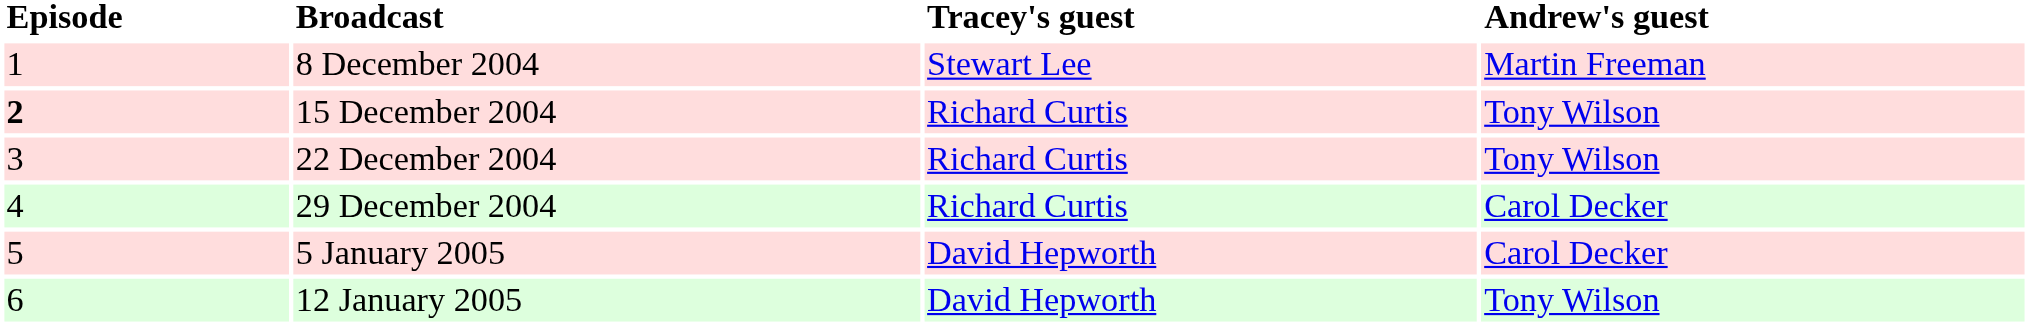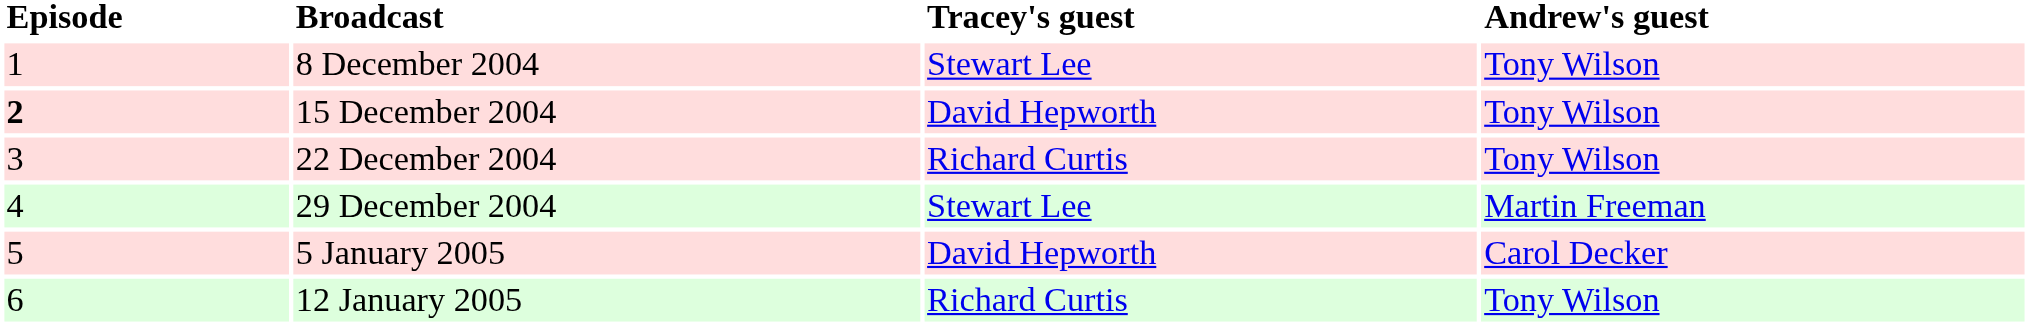(1595, 64) Martin Freeman -> (1572, 64) Tony Wilson
(1027, 111) Richard Curtis -> (1042, 111) David Hepworth
(1027, 205) Richard Curtis -> (1009, 205) Stewart Lee
(1576, 205) Carol Decker -> (1595, 205) Martin Freeman
(1042, 299) David Hepworth -> (1027, 299) Richard Curtis
